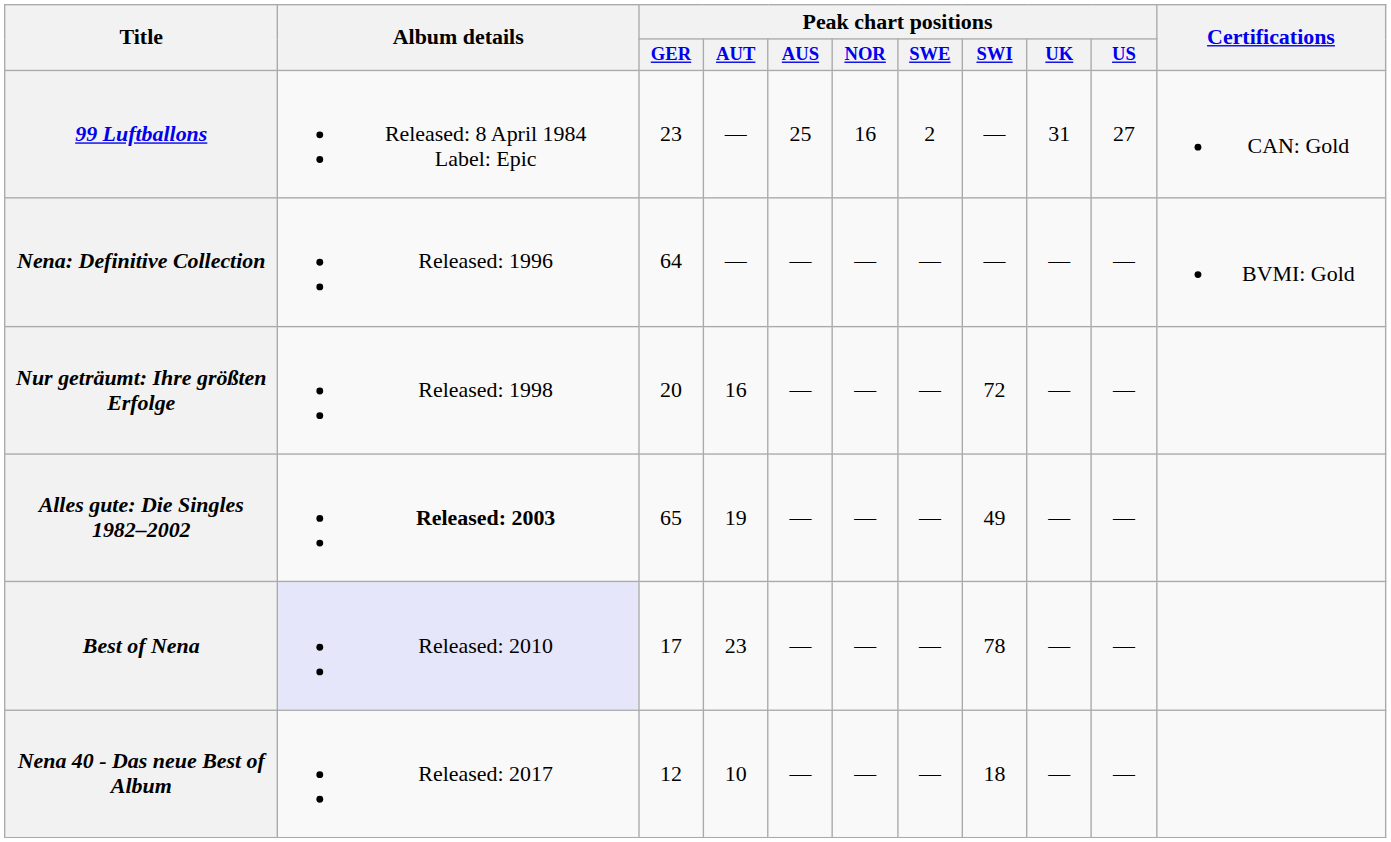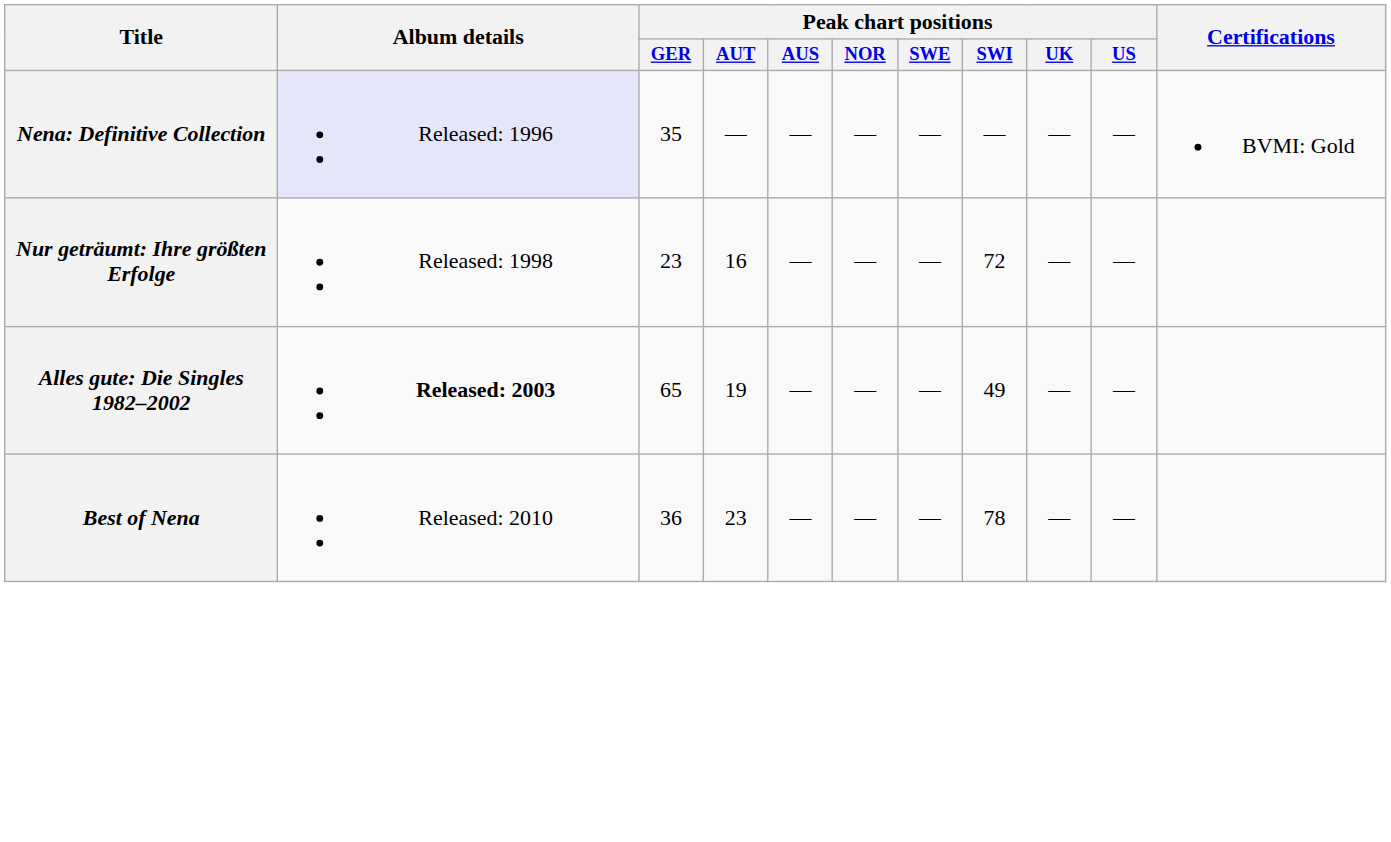- row: (141, 133)
(458, 274) no background -> (458, 146) lavender background
(671, 261) 64 -> (671, 133) 35
(671, 389) 20 -> (671, 261) 23
(458, 658) lavender background -> (458, 530) no background
(671, 645) 17 -> (671, 517) 36
- row: (141, 773)
